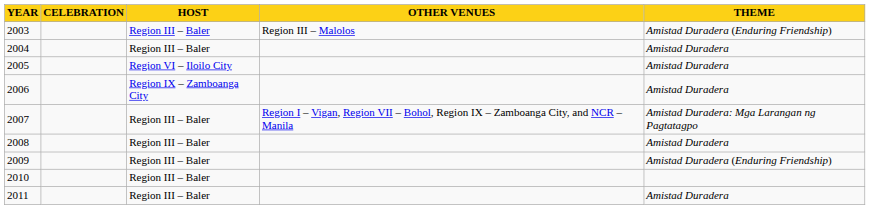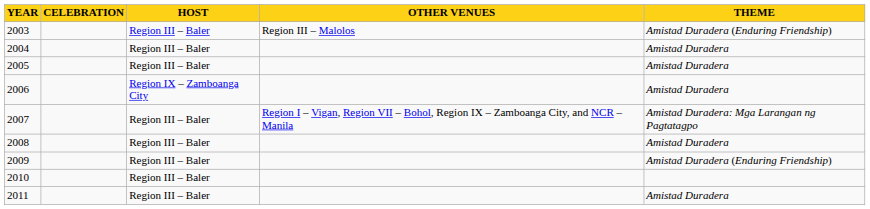(181, 65) Region VI – Iloilo City -> (169, 65) Region III – Baler
